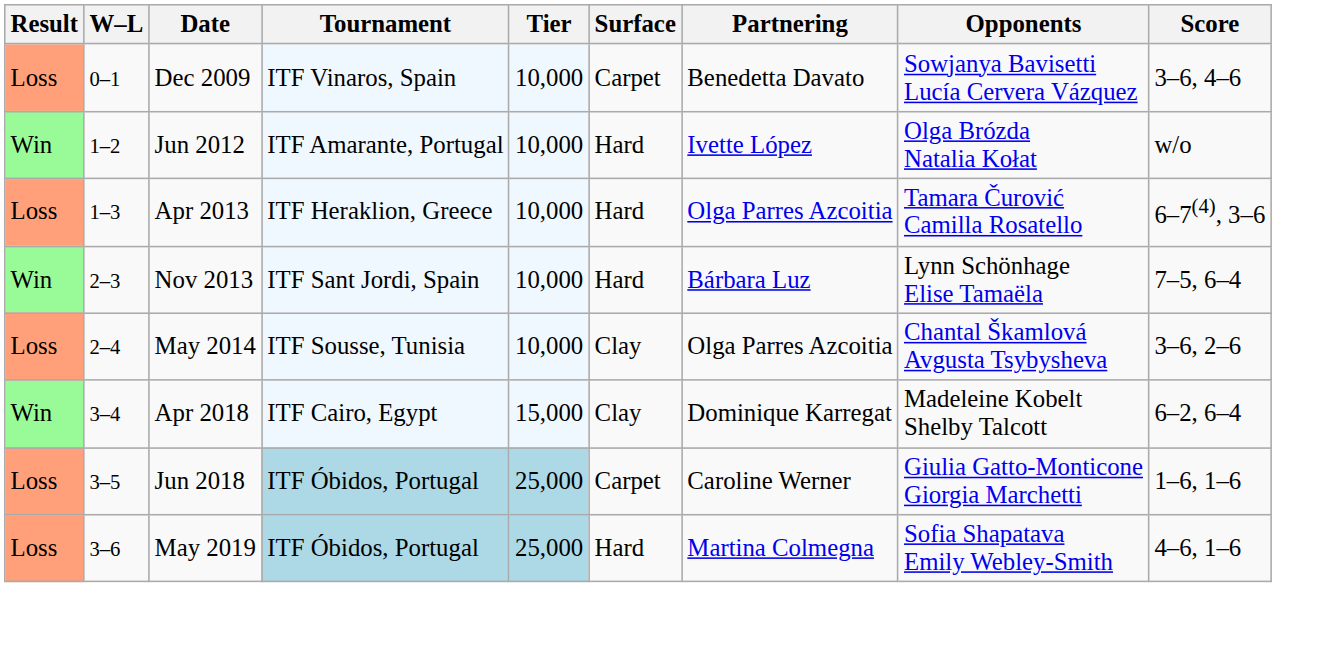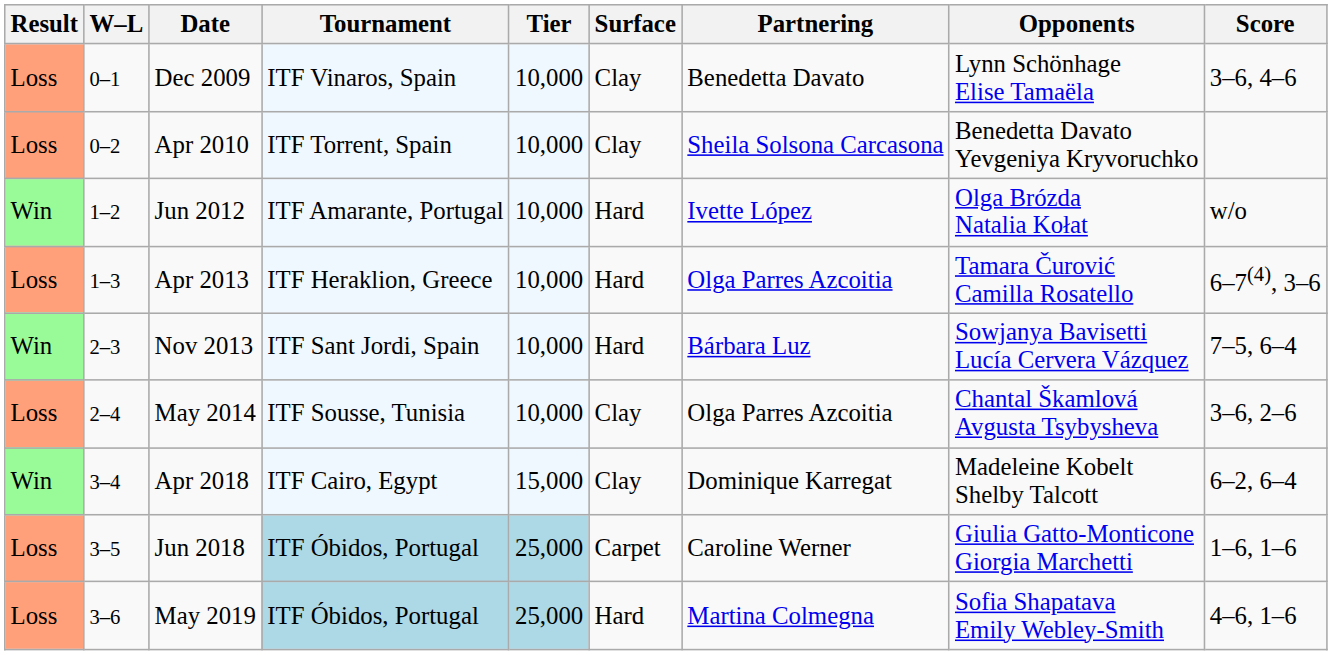(628, 77) Carpet -> (618, 77) Clay
(1021, 77) Sowjanya Bavisetti Lucía Cervera Vázquez -> (1038, 77) Lynn Schönhage Elise Tamaëla
+ row: (202, 144)
(987, 279) Lynn Schönhage Elise Tamaëla -> (1072, 346) Sowjanya Bavisetti Lucía Cervera Vázquez
